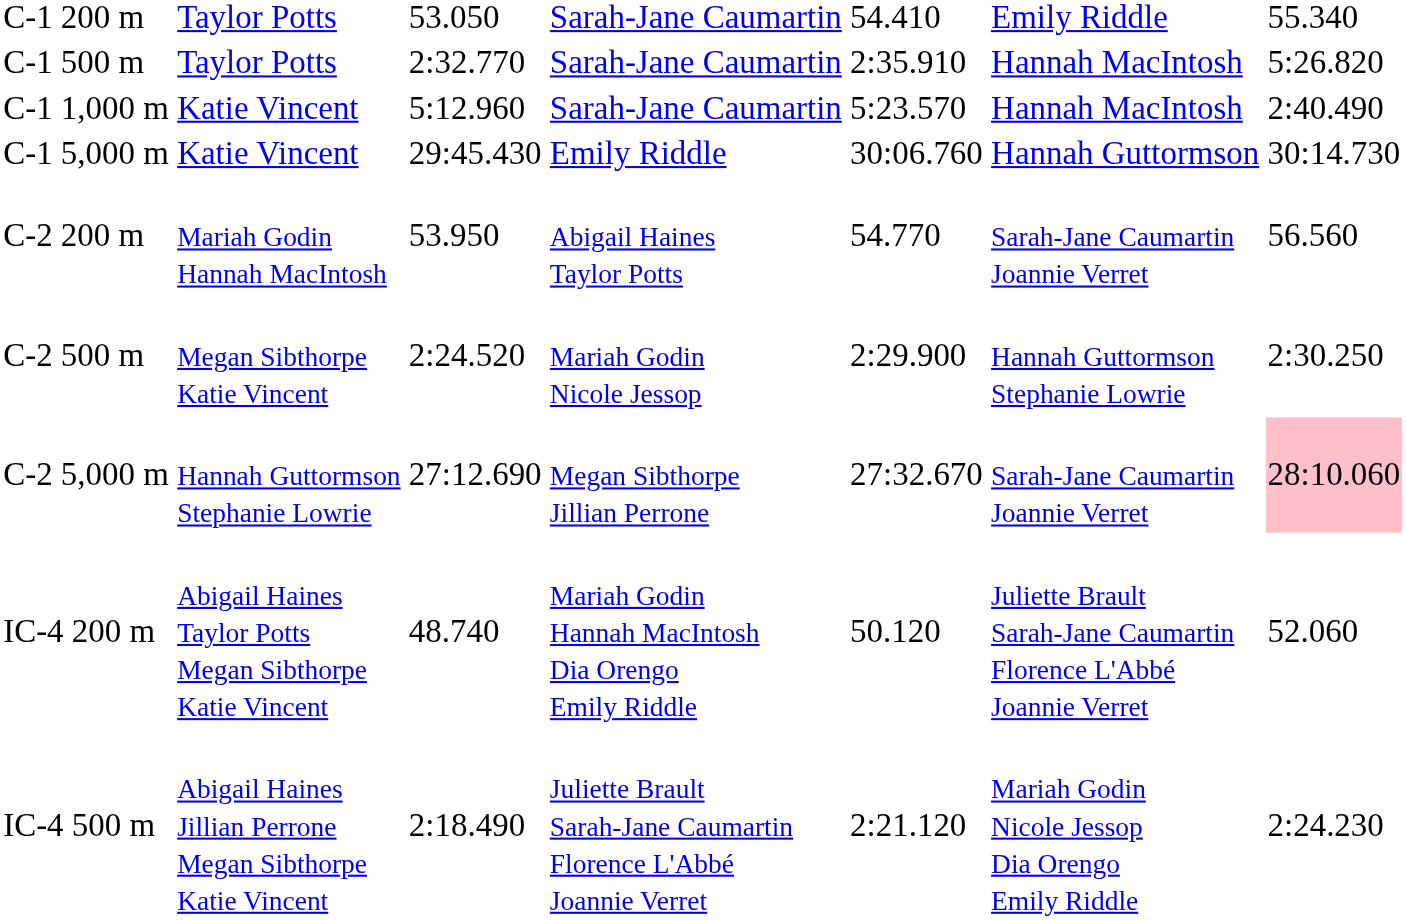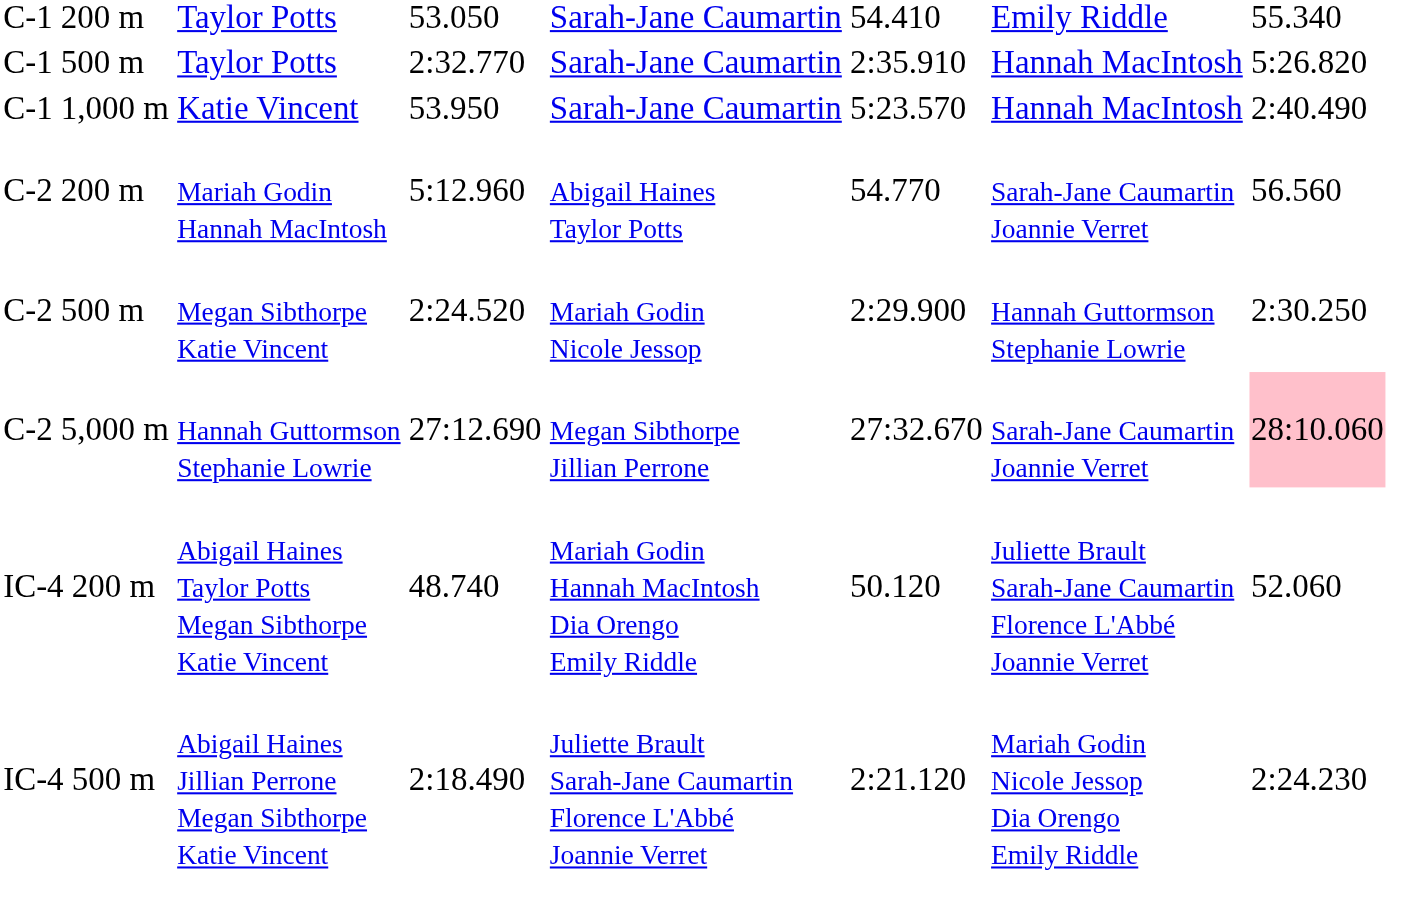(467, 107) 5:12.960 -> (454, 107) 53.950
- row: (86, 153)
(454, 235) 53.950 -> (467, 190) 5:12.960
